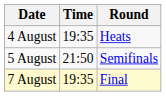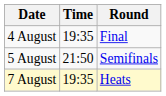(115, 36) Heats -> (114, 36) Final
(114, 79) Final -> (115, 79) Heats
